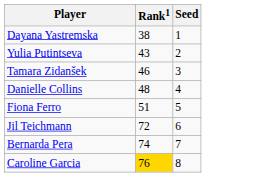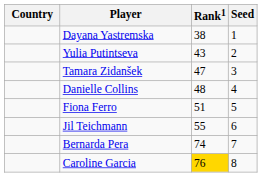+ column: (32, 15)
(144, 71) 46 -> (200, 71) 47
(144, 126) 72 -> (200, 126) 55
